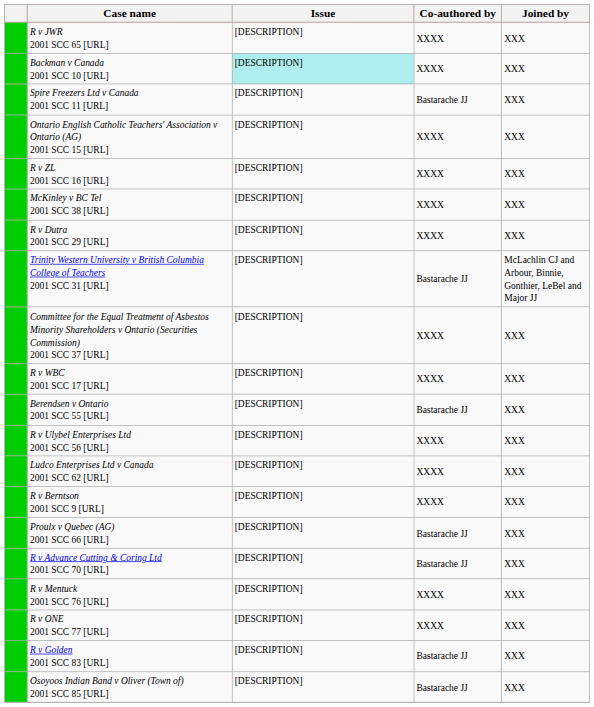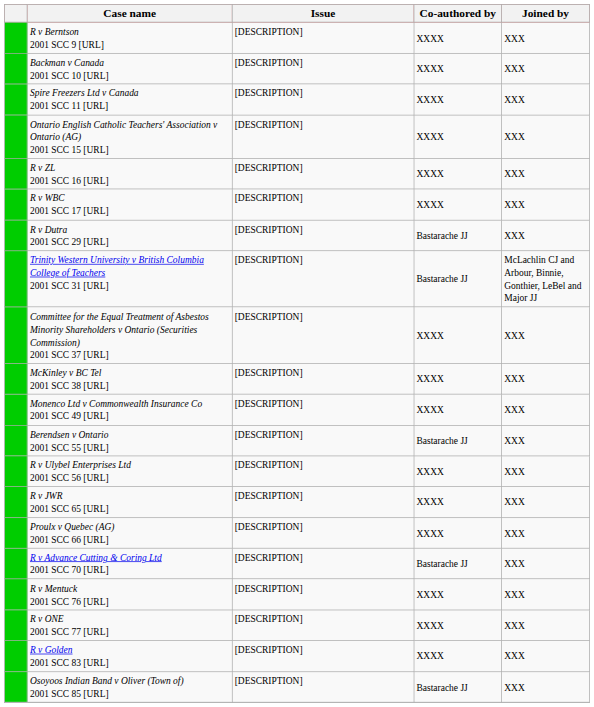rows swapped: (67, 502) <-> (69, 38)
(269, 63) paleturquoise background -> (269, 63) no background
(442, 100) Bastarache JJ -> (430, 100) XXXX
rows swapped: (69, 379) <-> (69, 205)
(430, 236) XXXX -> (442, 236) Bastarache JJ
+ row: (116, 410)
- row: (92, 472)
(442, 533) Bastarache JJ -> (430, 533) XXXX
(442, 656) Bastarache JJ -> (430, 656) XXXX
